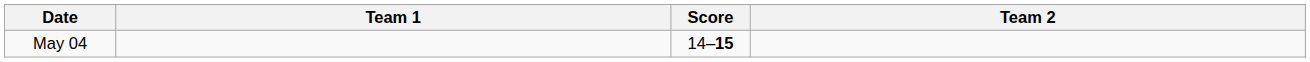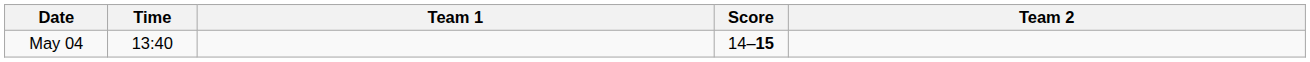+ column: (152, 17)
